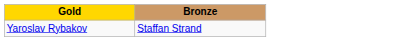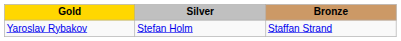+ column: (200, 12)
